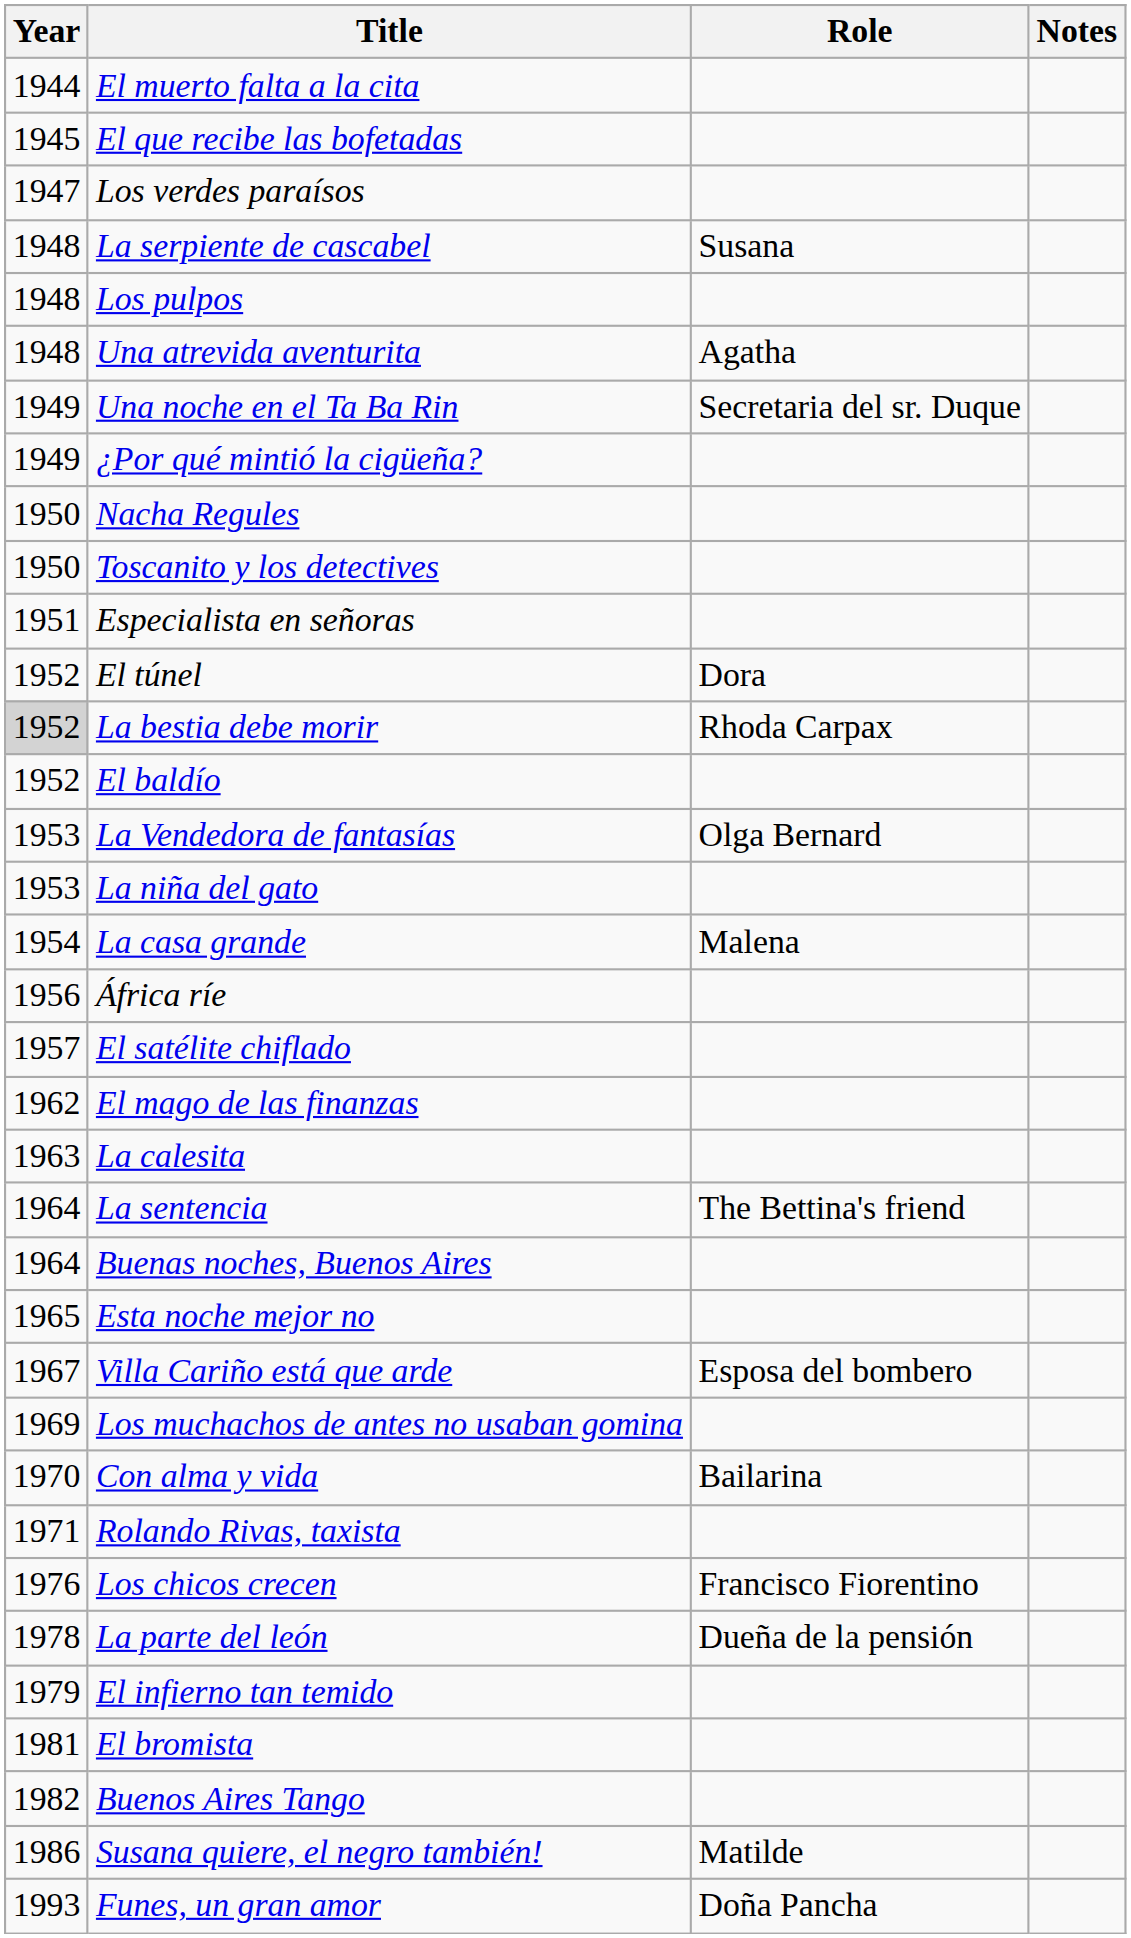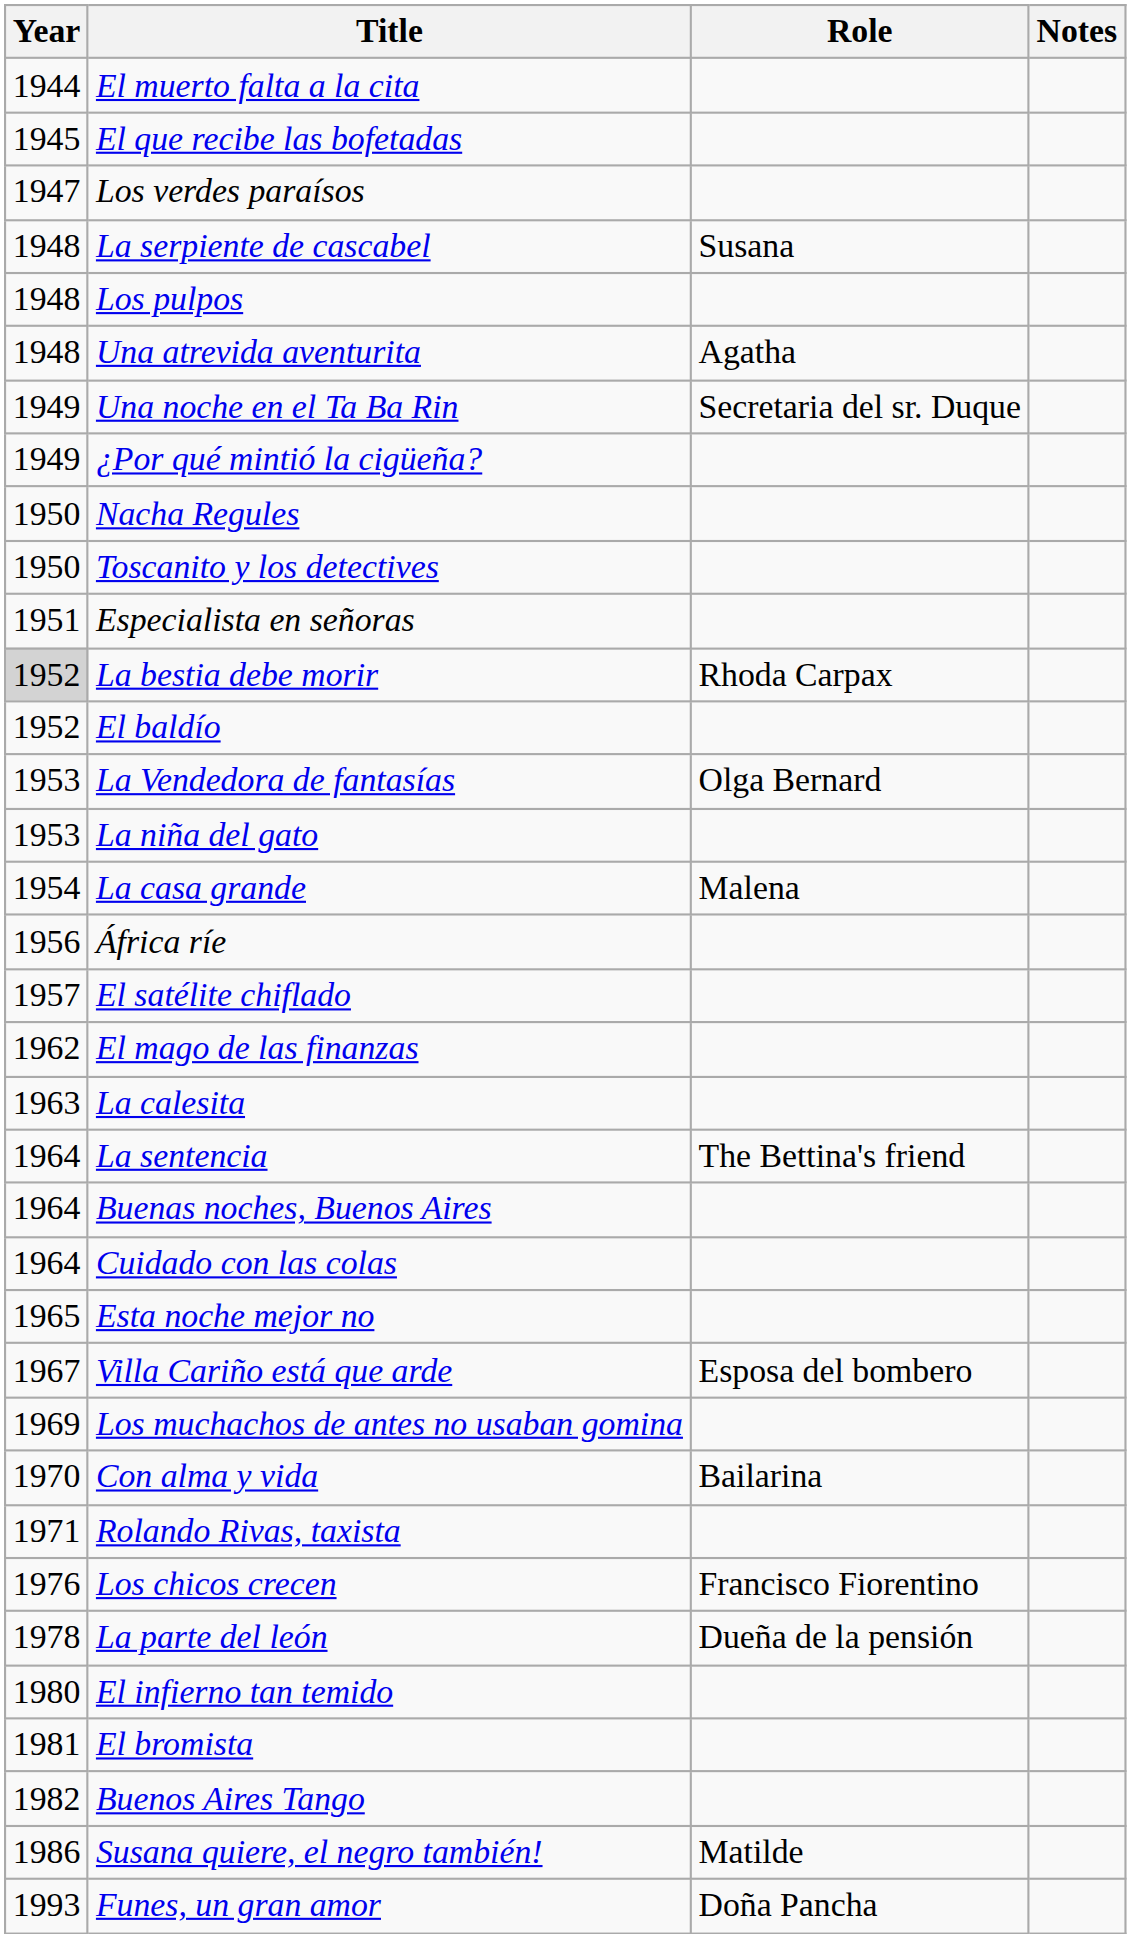- row: (149, 673)
+ row: (246, 1262)
(47, 1691) 1979 -> (47, 1691) 1980
